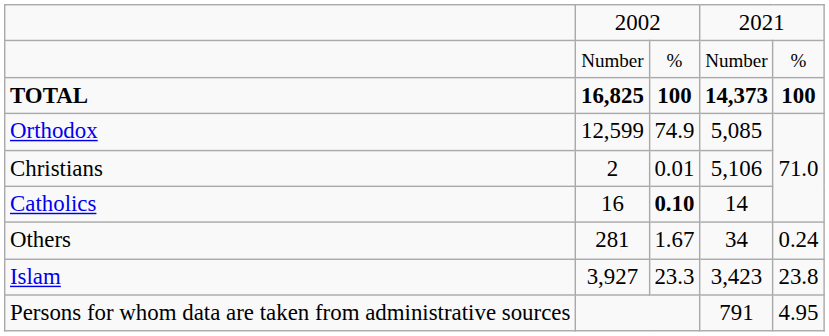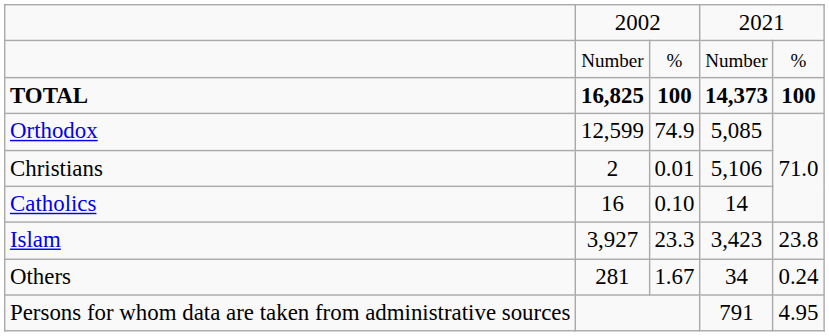(674, 204) bold -> (674, 204) normal
rows swapped: (35, 276) <-> (40, 240)
